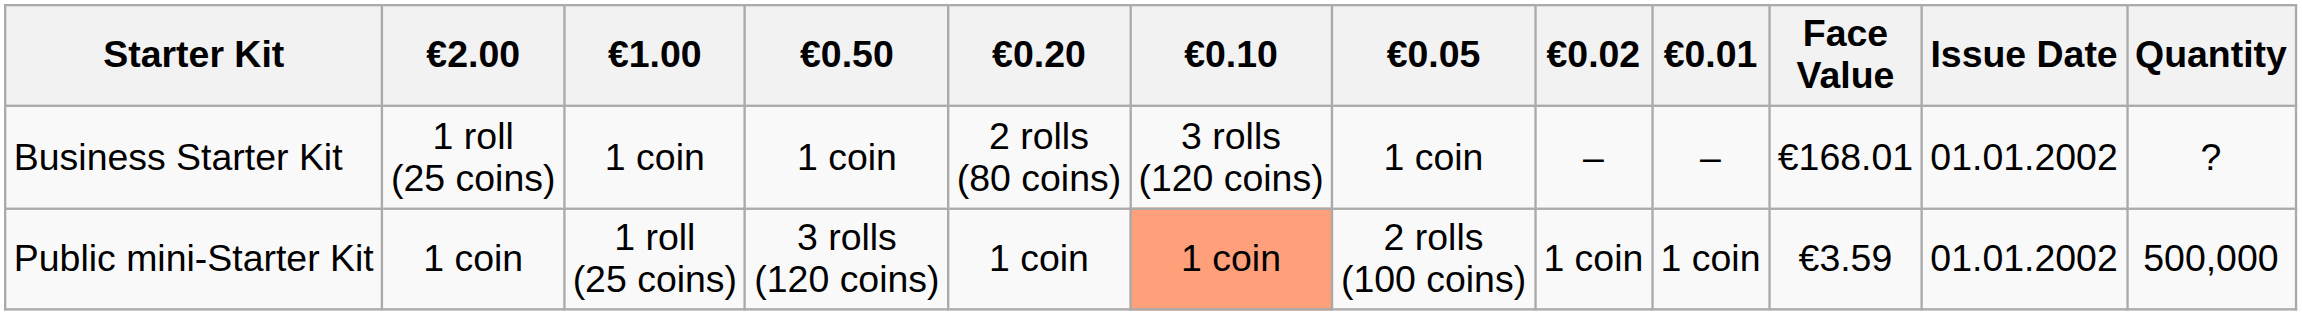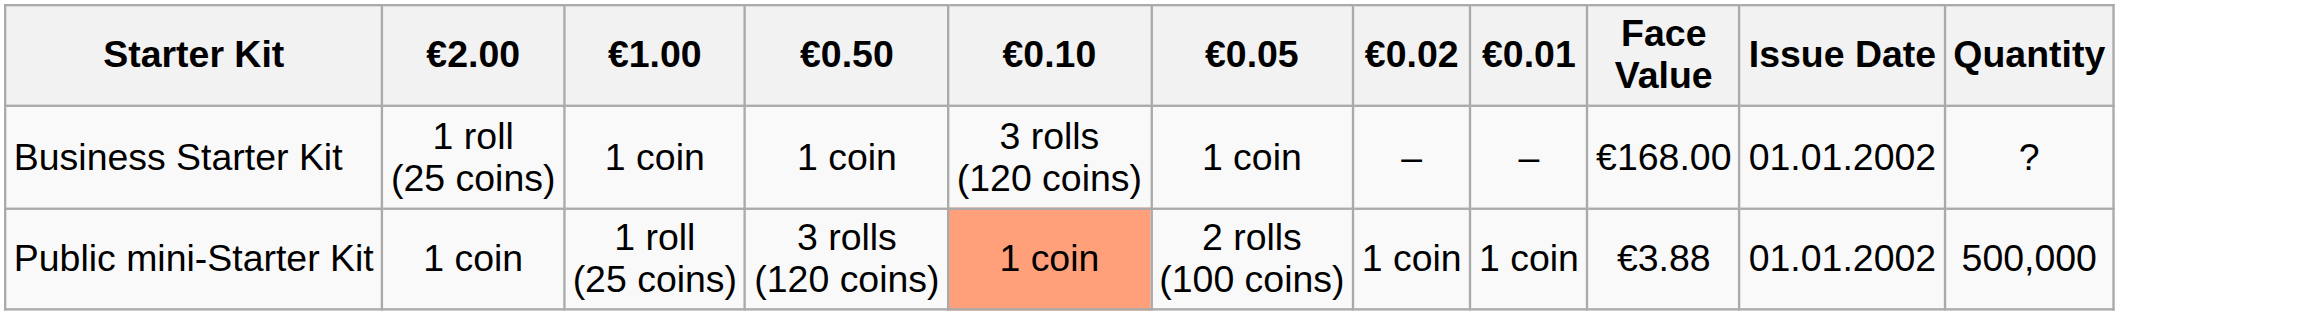- column: (1039, 55)
(1845, 156) €168.01 -> (1664, 156) €168.00
(1845, 258) €3.59 -> (1664, 258) €3.88
